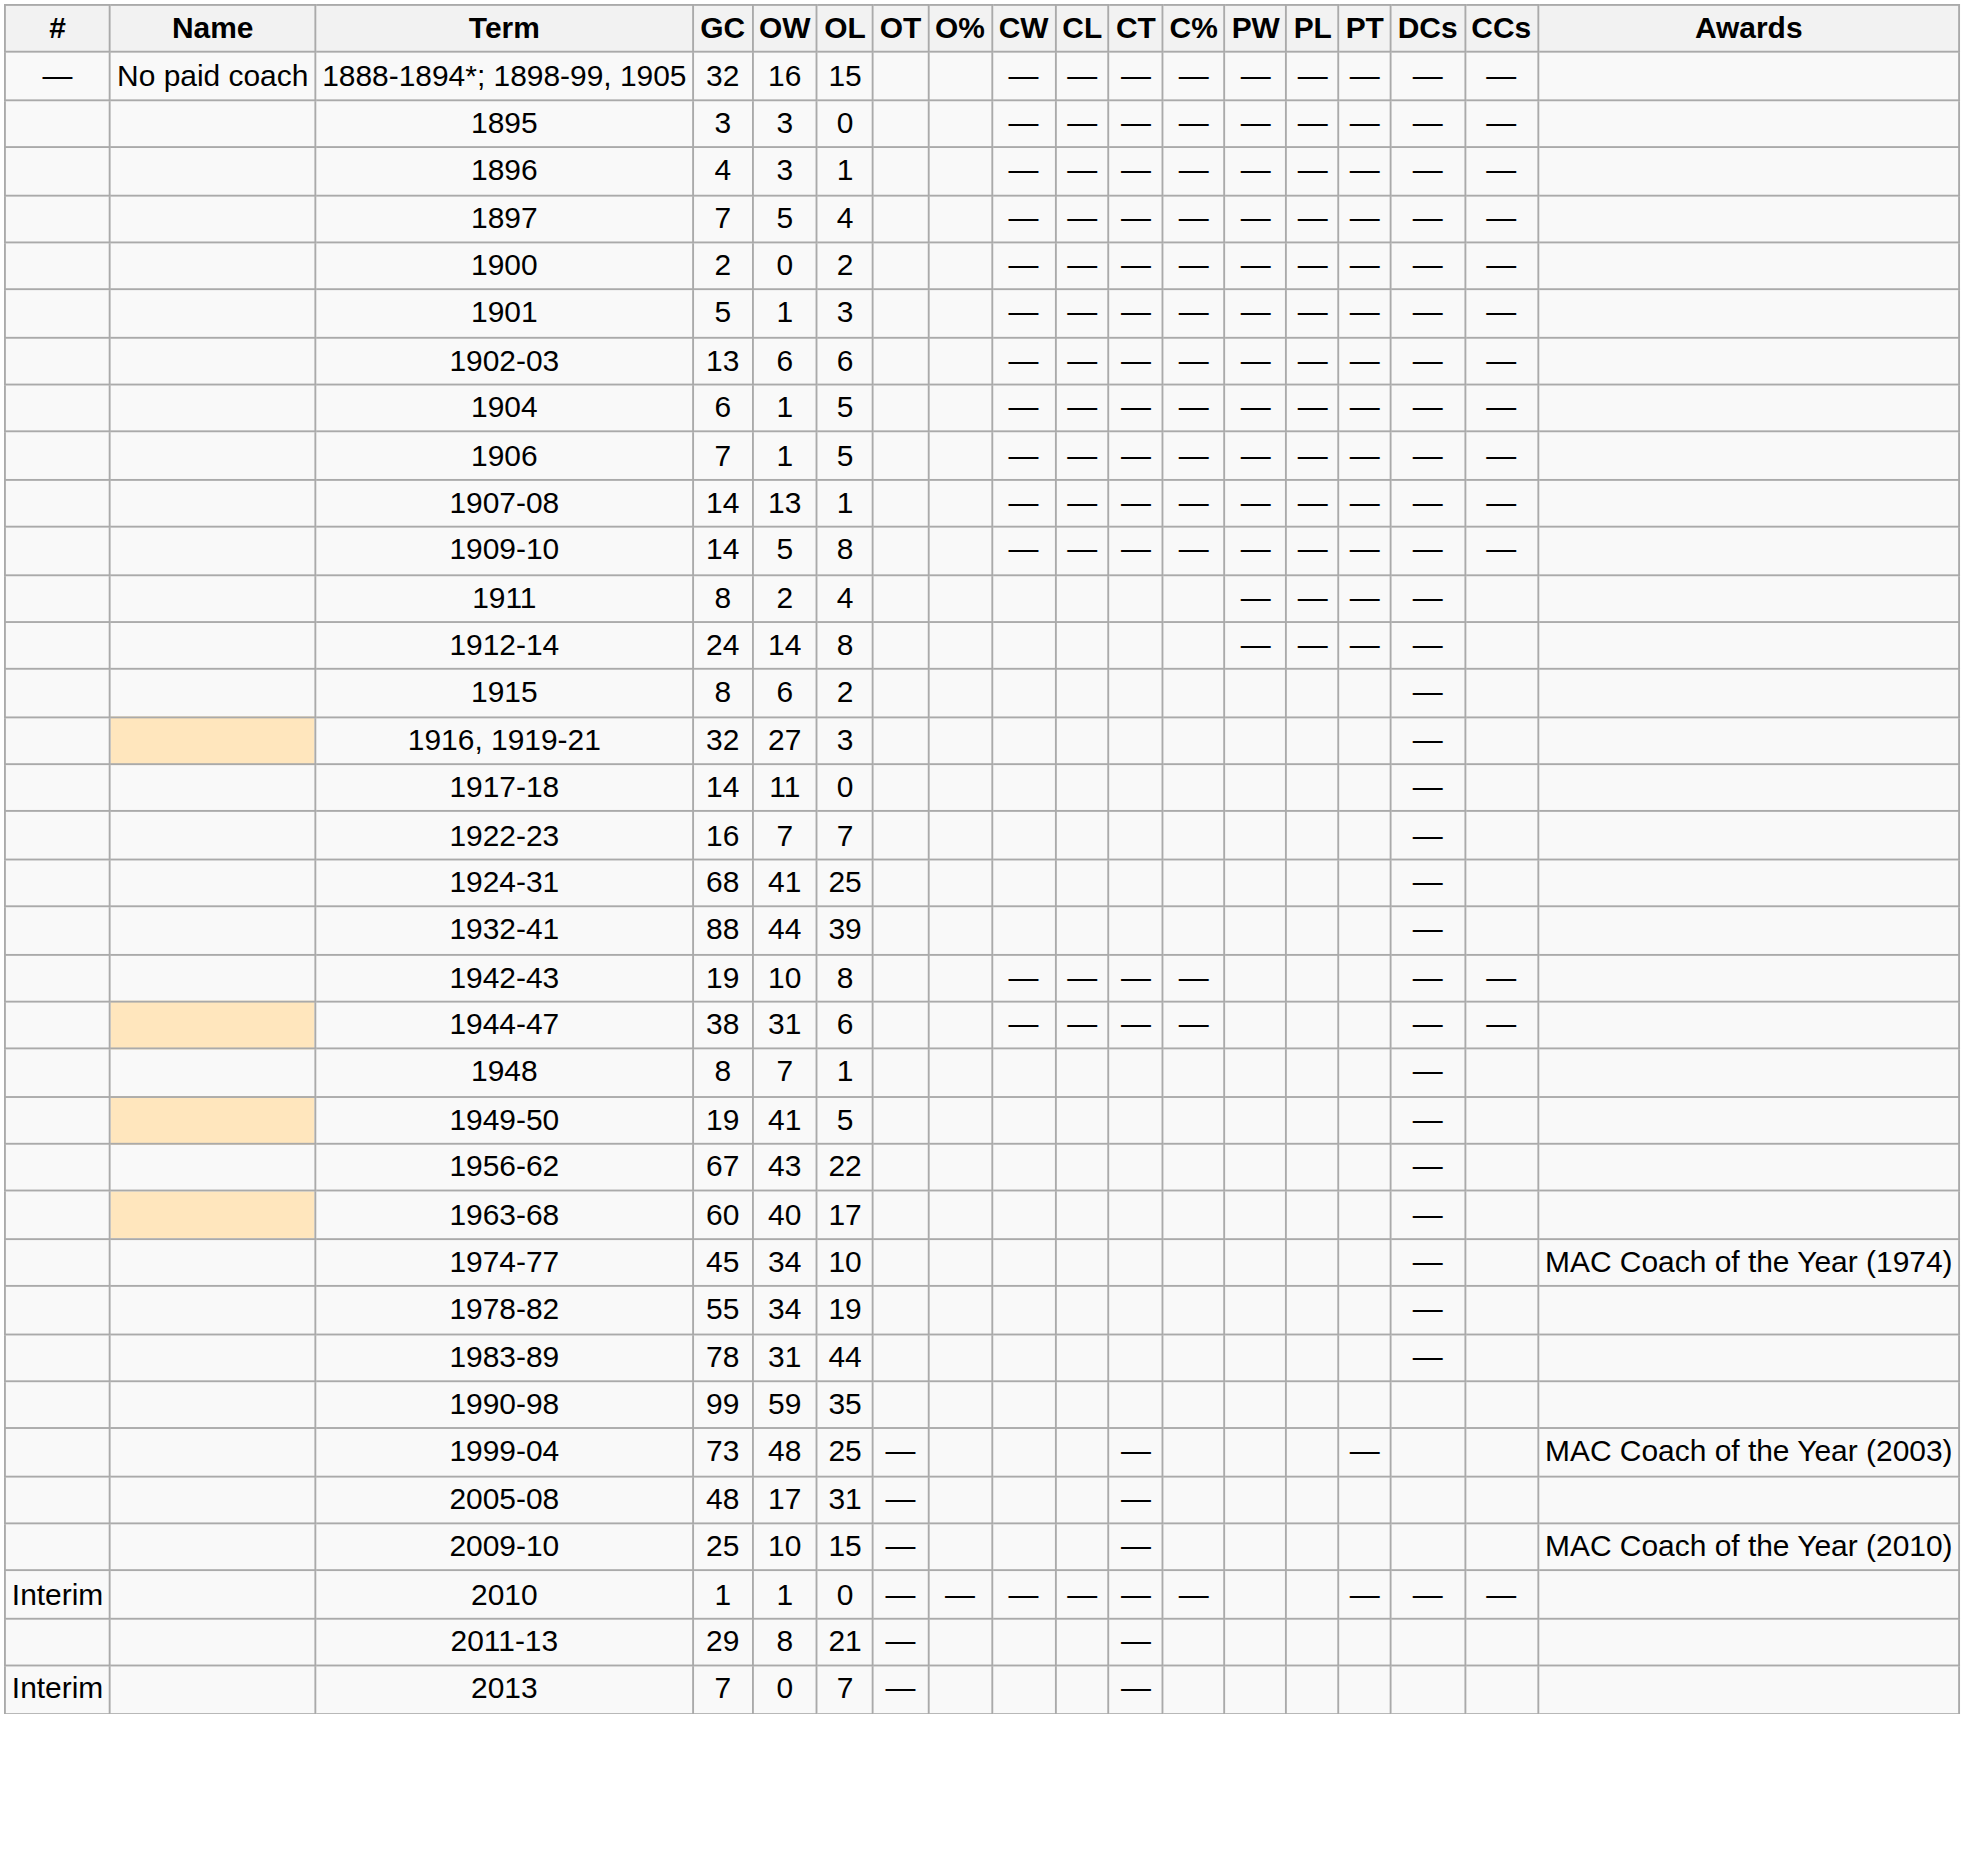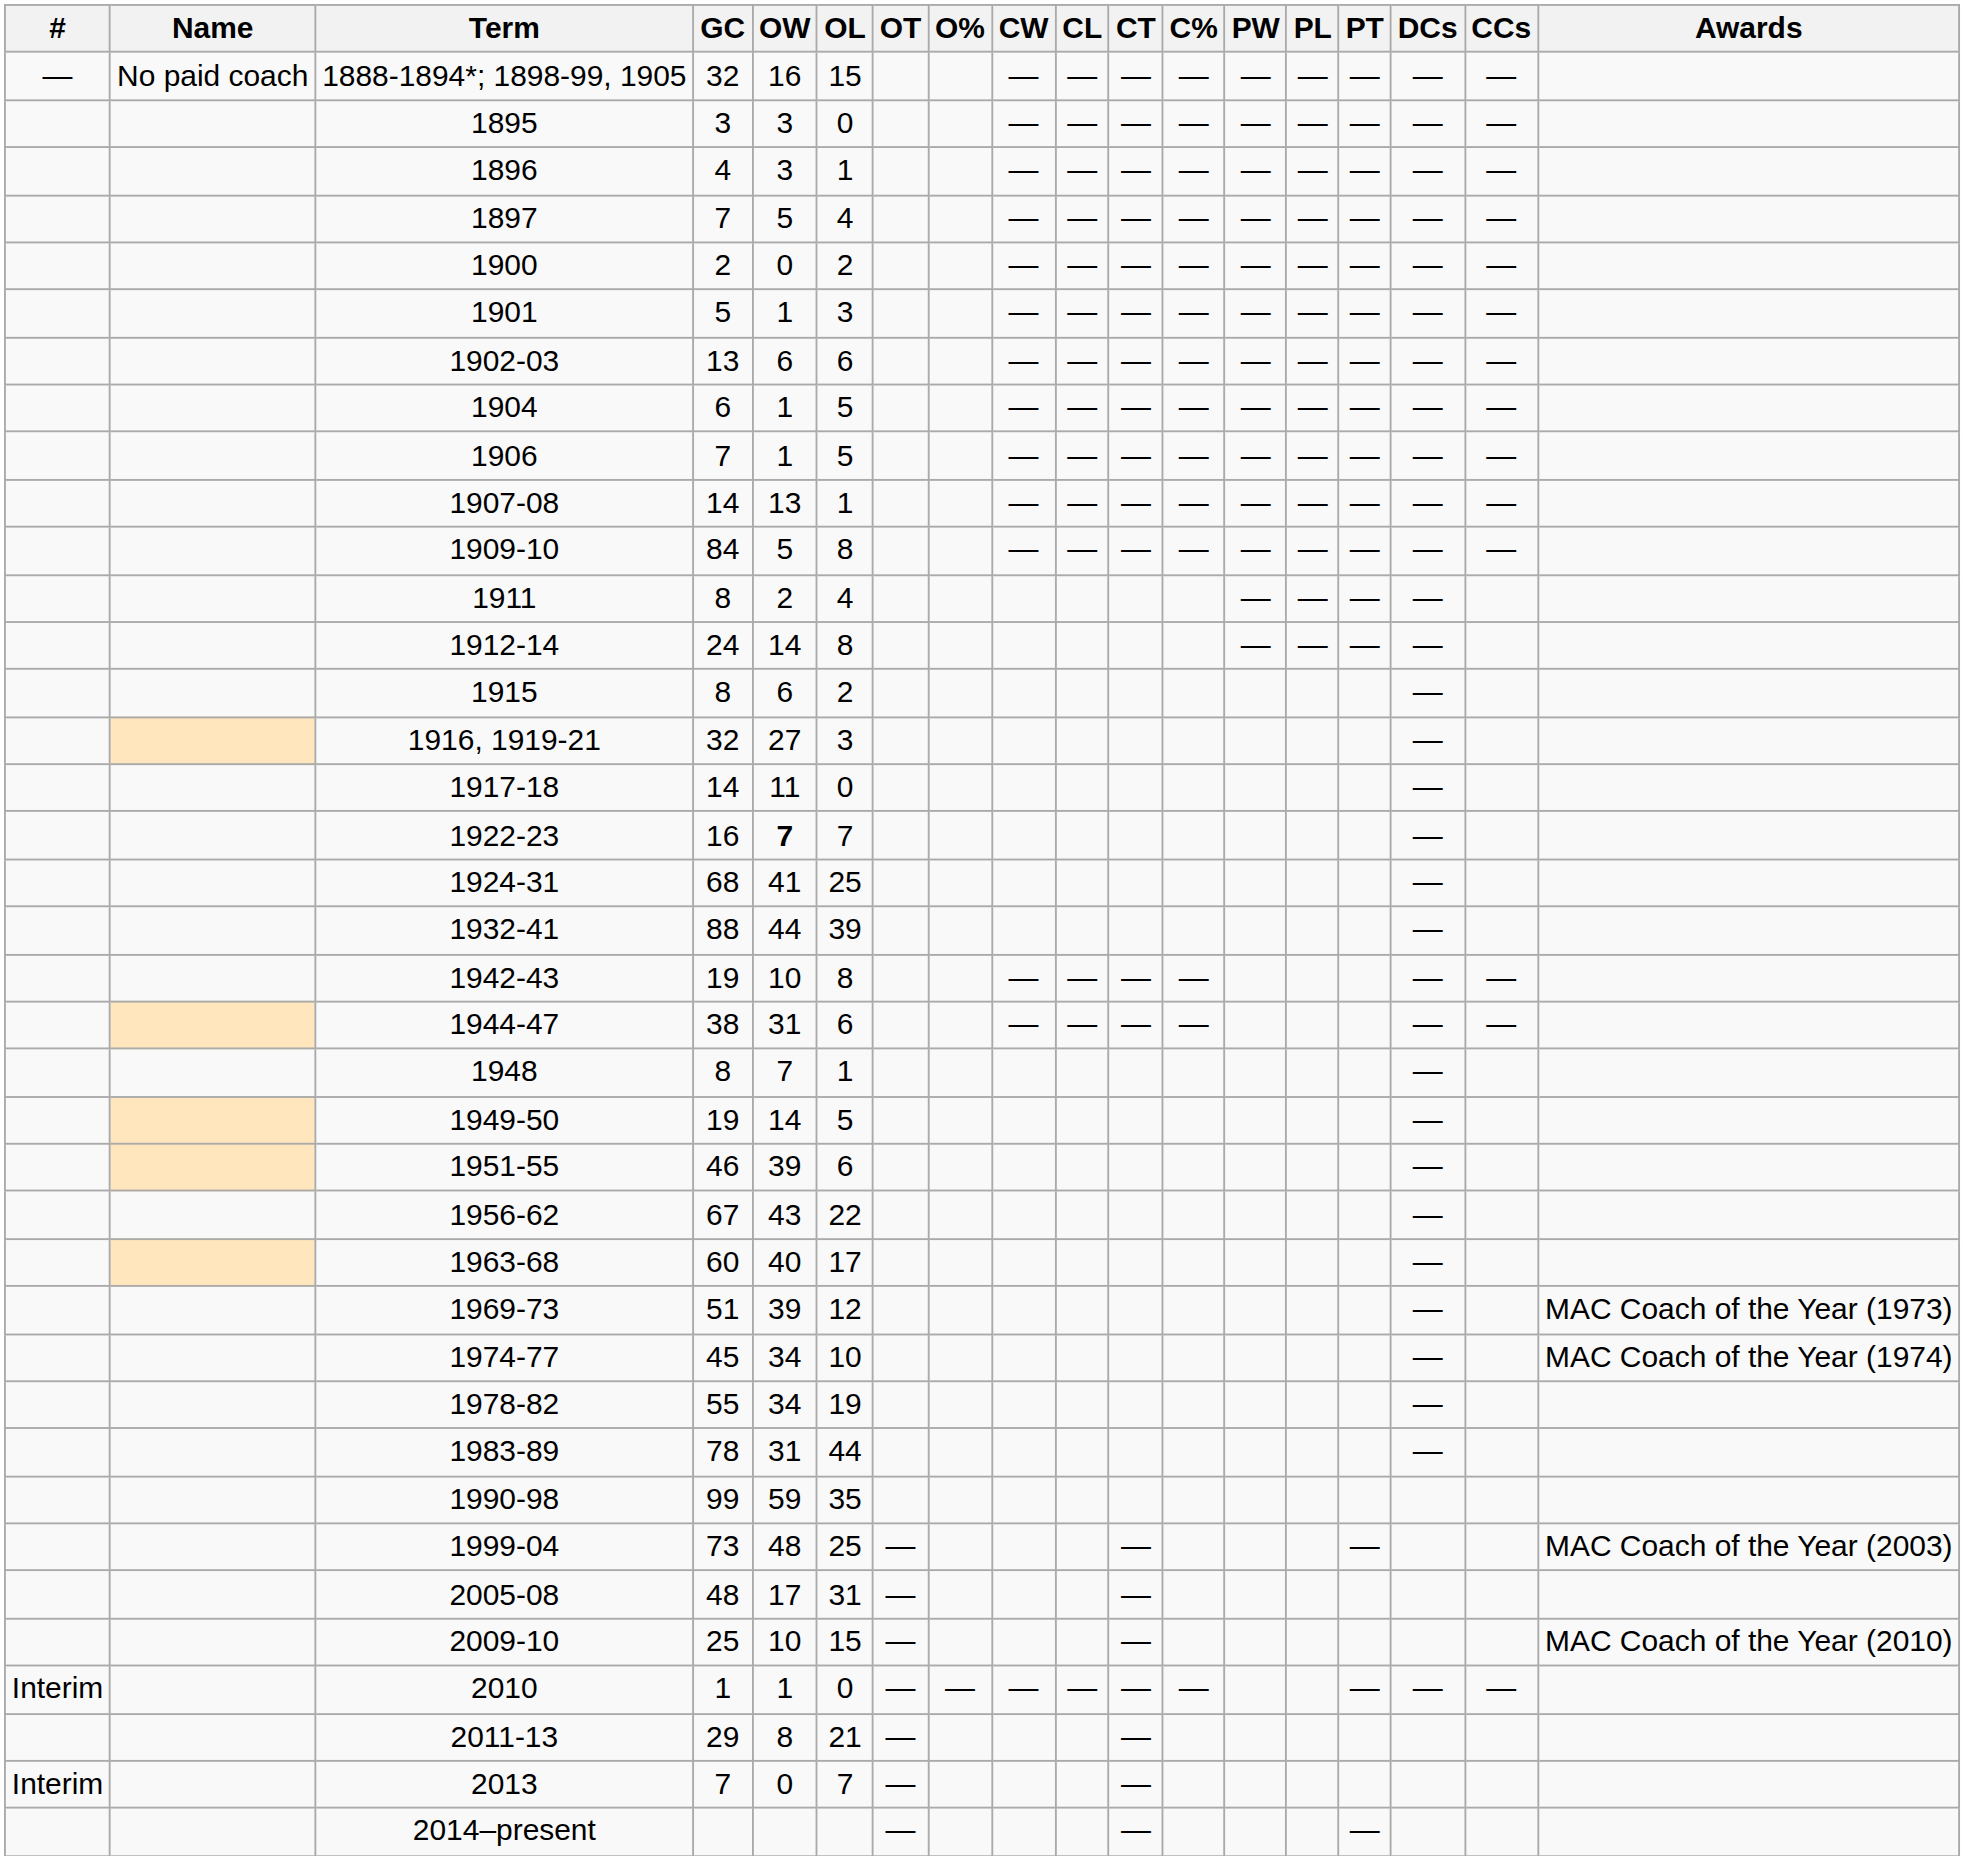(723, 550) 14 -> (723, 550) 84
(785, 834) normal -> (785, 834) bold
(785, 1119) 41 -> (785, 1119) 14
+ row: (504, 1167)
+ row: (504, 1309)
+ row: (504, 1831)
